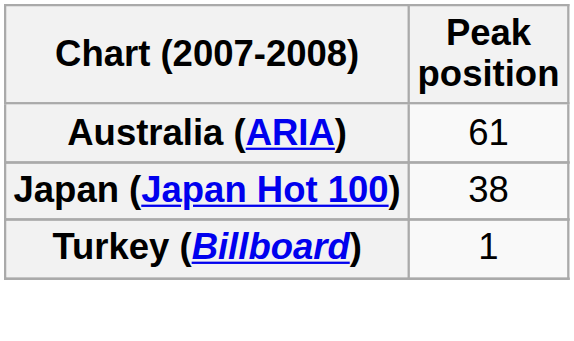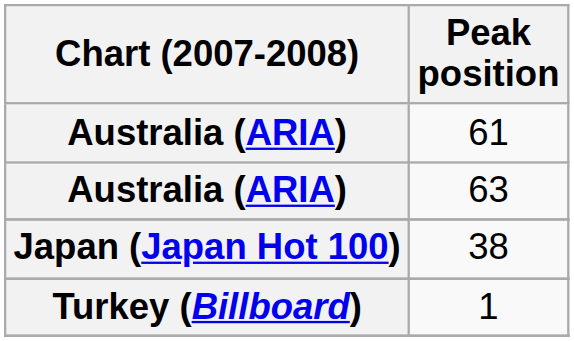+ row: (488, 190)
